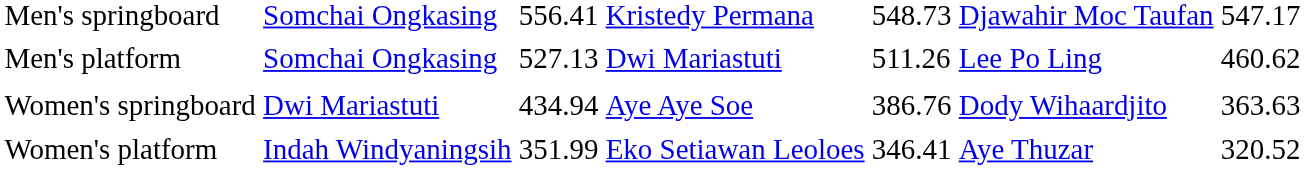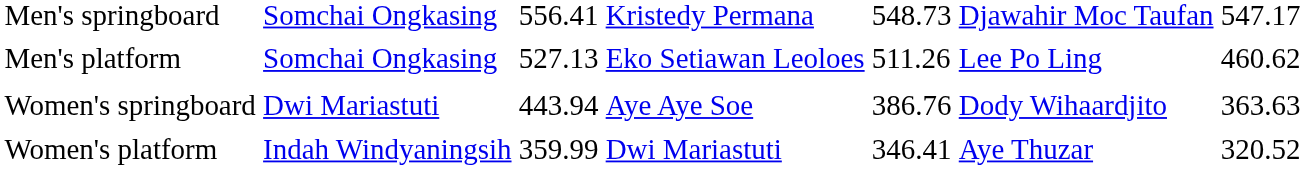(694, 58) Dwi Mariastuti -> (735, 58) Eko Setiawan Leoloes
(559, 105) 434.94 -> (559, 105) 443.94
(559, 149) 351.99 -> (559, 149) 359.99
(735, 149) Eko Setiawan Leoloes -> (694, 149) Dwi Mariastuti
